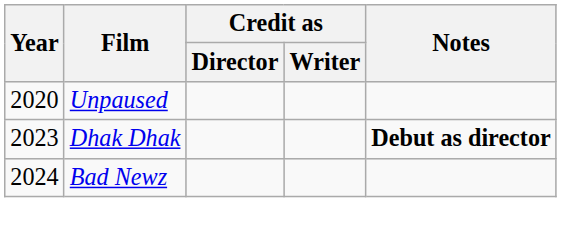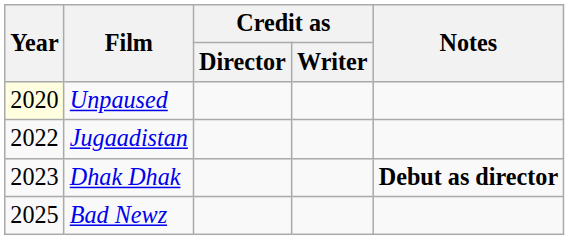(34, 100) no background -> (34, 100) lightyellow background
+ row: (129, 138)
(34, 176) 2024 -> (34, 215) 2025
